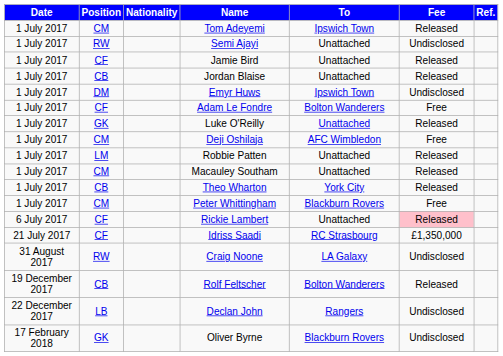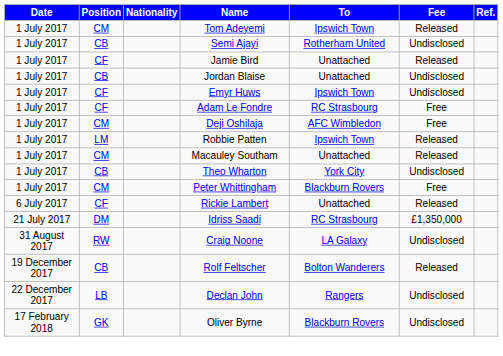(101, 45) RW -> (101, 45) CB
(344, 45) Unattached -> (344, 45) Rotherham United
(437, 76) Released -> (437, 76) Undisclosed
(101, 92) DM -> (101, 92) CF
(344, 108) Bolton Wanderers -> (344, 108) RC Strasbourg
- row: (235, 124)
(344, 156) Unattached -> (344, 140) Ipswich Town
(437, 188) Released -> (437, 172) Undisclosed
(437, 220) pink background -> (437, 204) no background
(101, 236) CF -> (101, 220) DM
